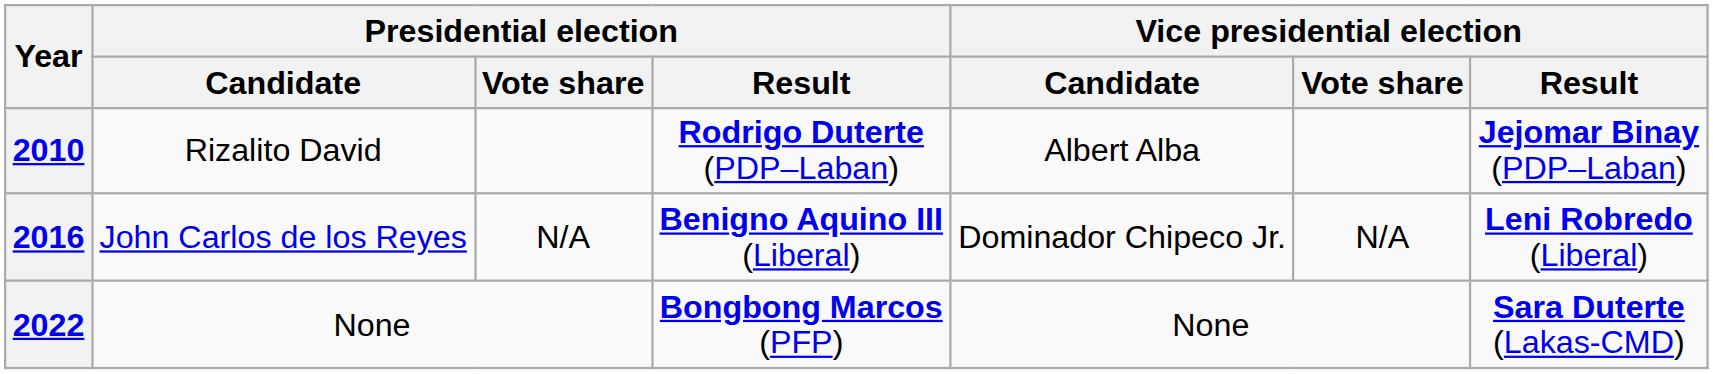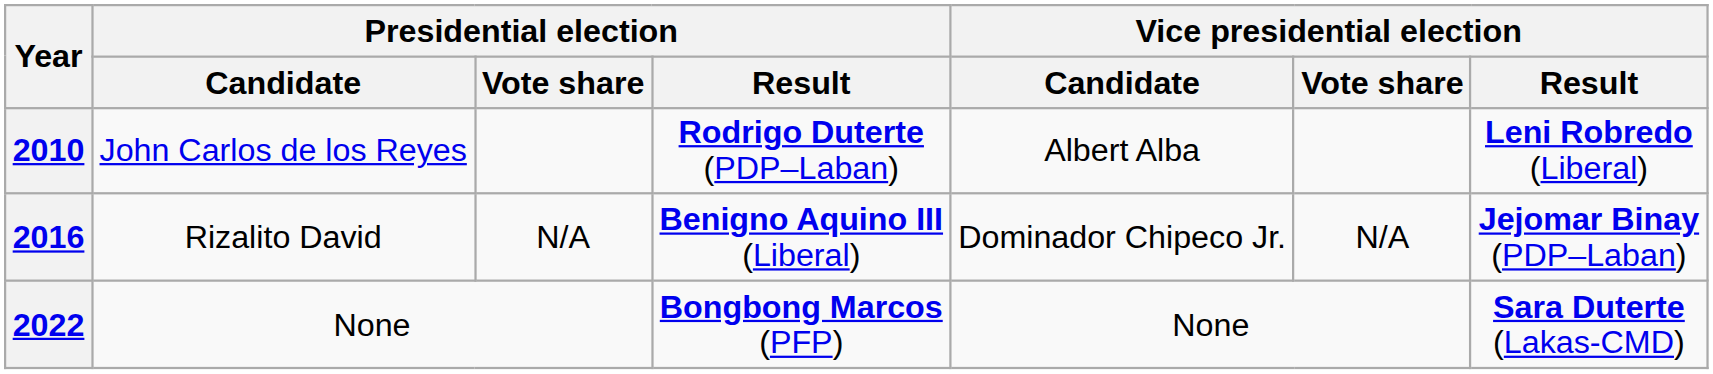(283, 151) Rizalito David -> (283, 151) John Carlos de los Reyes
(1589, 151) Jejomar Binay (PDP–Laban) -> (1589, 151) Leni Robredo (Liberal)
(283, 238) John Carlos de los Reyes -> (283, 238) Rizalito David
(1589, 238) Leni Robredo (Liberal) -> (1589, 238) Jejomar Binay (PDP–Laban)
